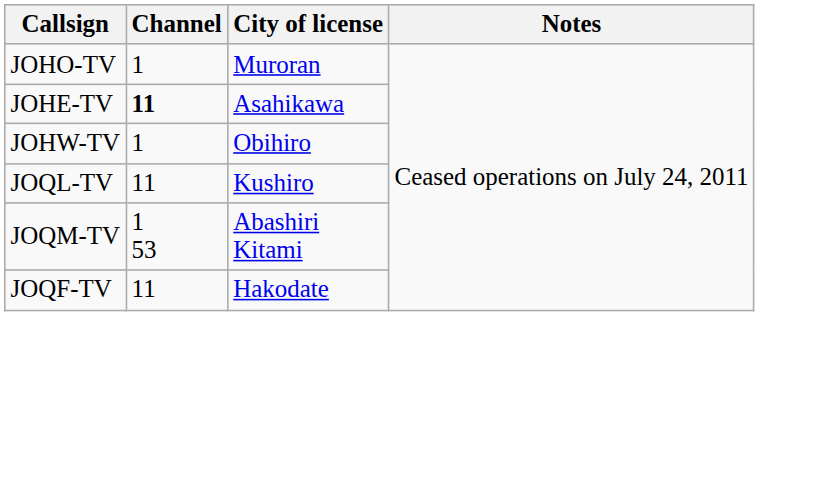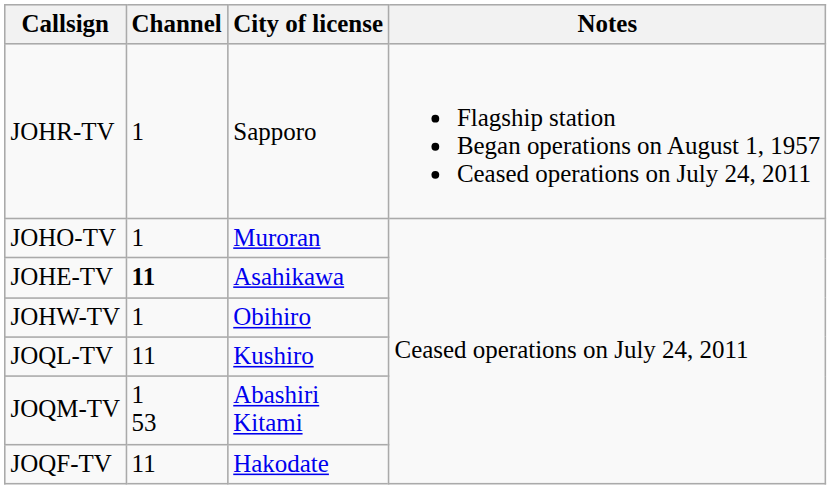+ row: (63, 130)
